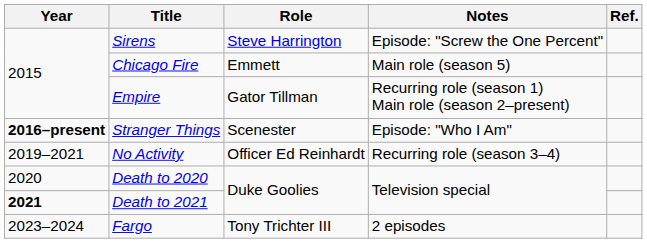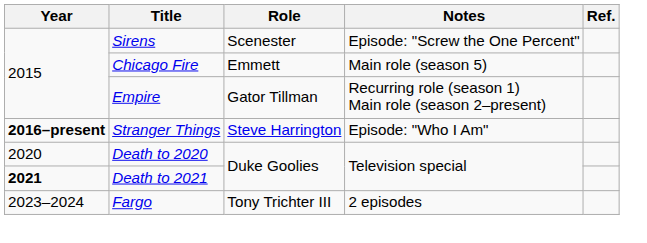(284, 40) Steve Harrington -> (262, 40) Scenester
(262, 130) Scenester -> (284, 130) Steve Harrington
- row: (148, 154)
